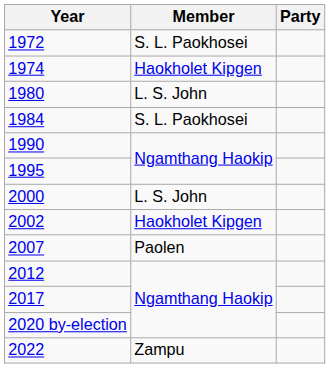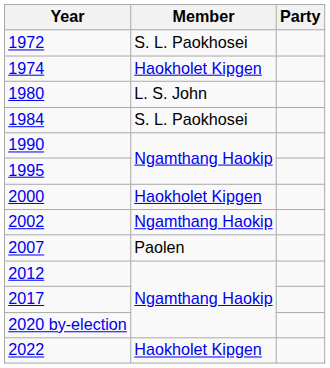(171, 196) L. S. John -> (198, 196) Haokholet Kipgen
(198, 222) Haokholet Kipgen -> (203, 222) Ngamthang Haokip
(159, 350) Zampu -> (198, 350) Haokholet Kipgen
